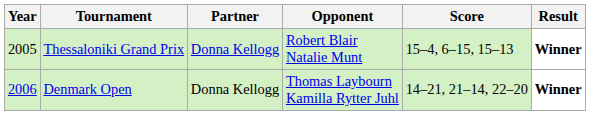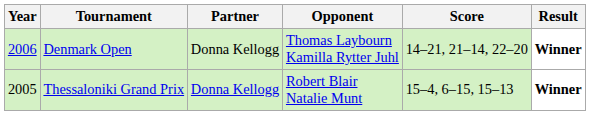rows swapped: (114, 49) <-> (88, 89)
